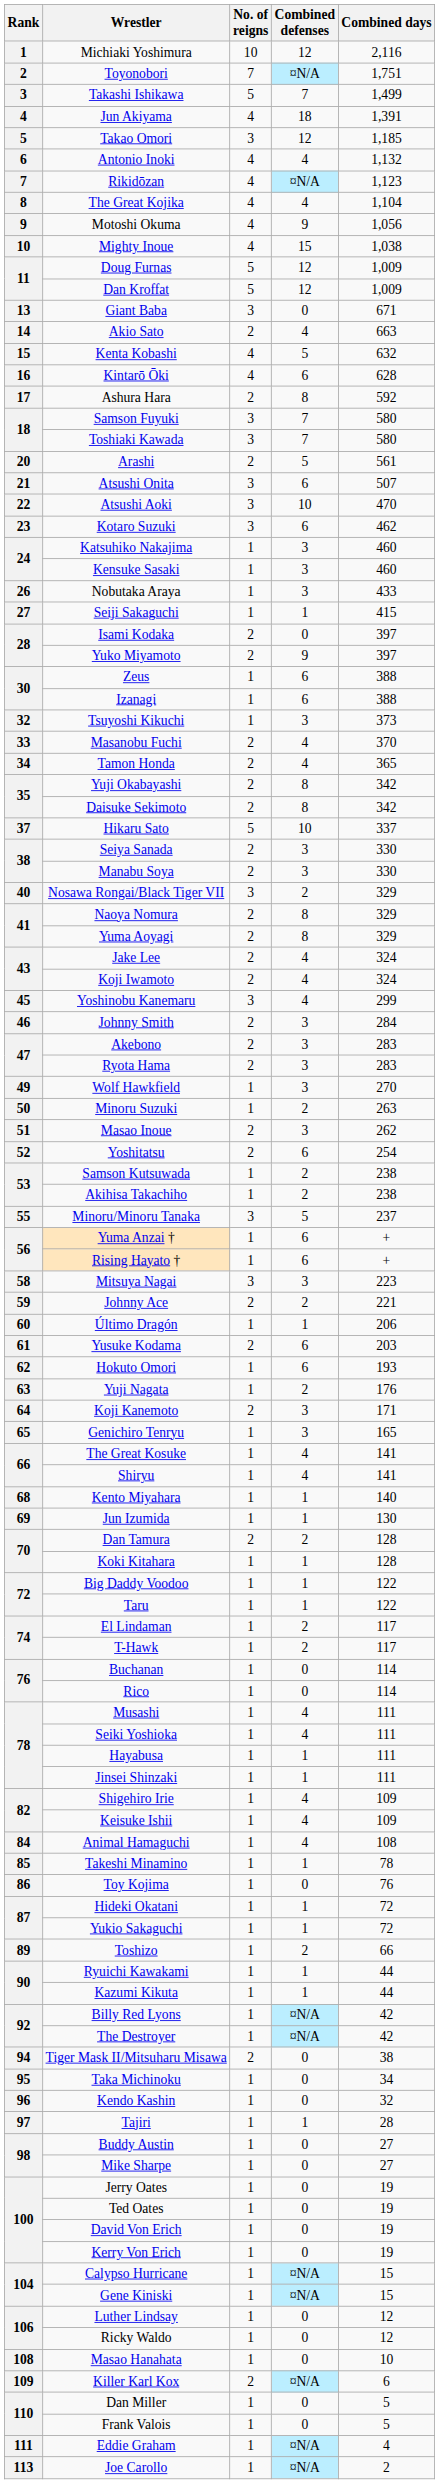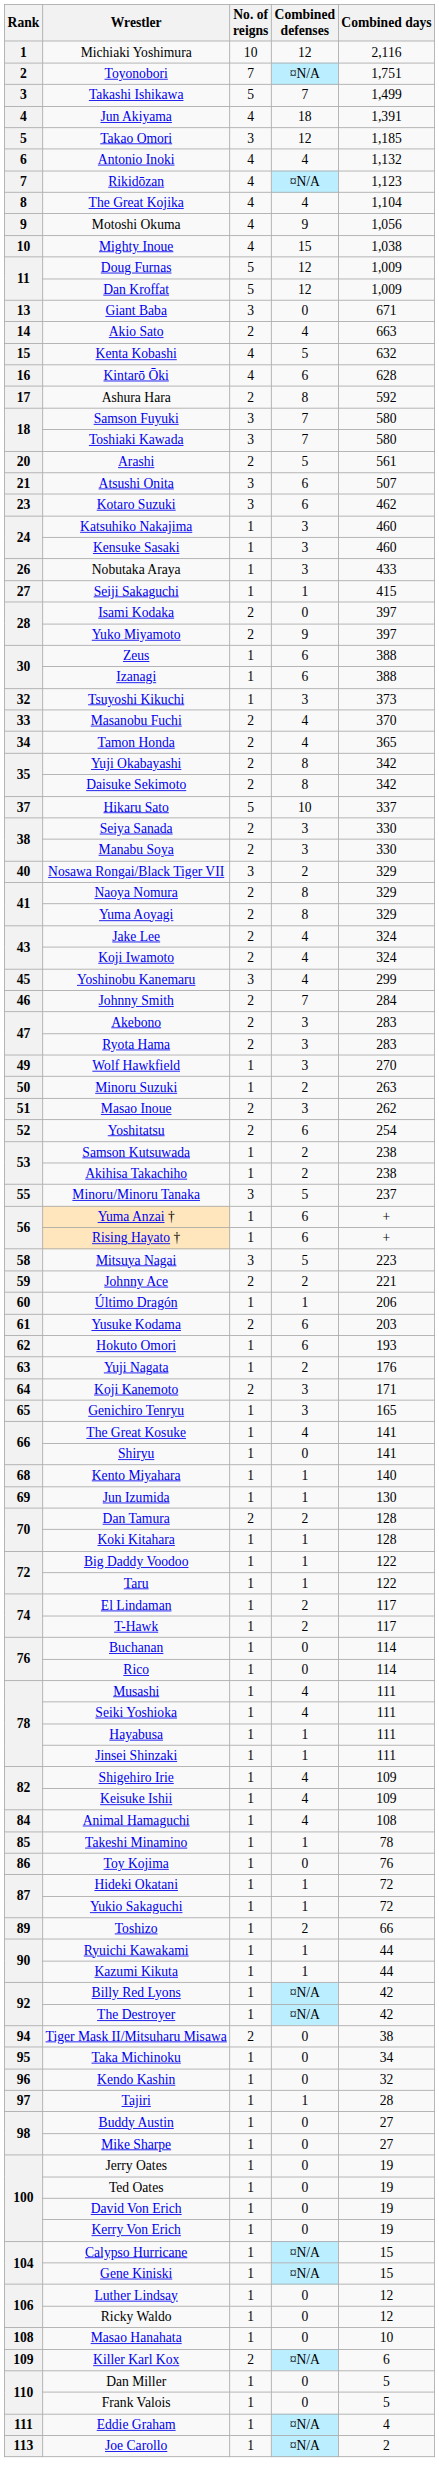- row: (136, 505)
(305, 1022) 3 -> (305, 1001) 7
(305, 1281) 3 -> (305, 1260) 5
(305, 1475) 4 -> (305, 1454) 0
